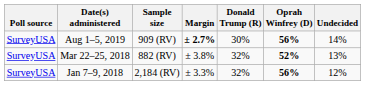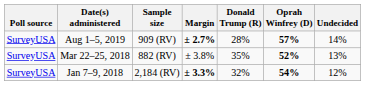(241, 39) 30% -> (241, 39) 28%
(289, 39) 56% -> (289, 39) 57%
(241, 56) 32% -> (241, 56) 35%
(200, 73) normal -> (200, 73) bold
(289, 73) 56% -> (289, 73) 54%
